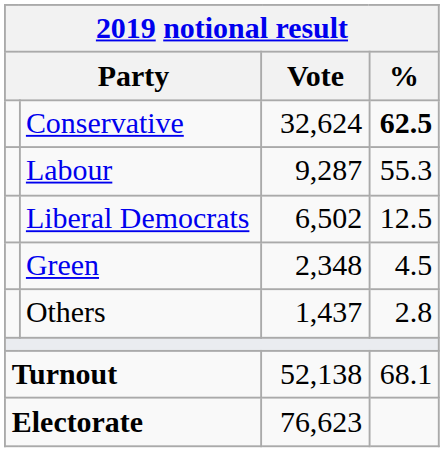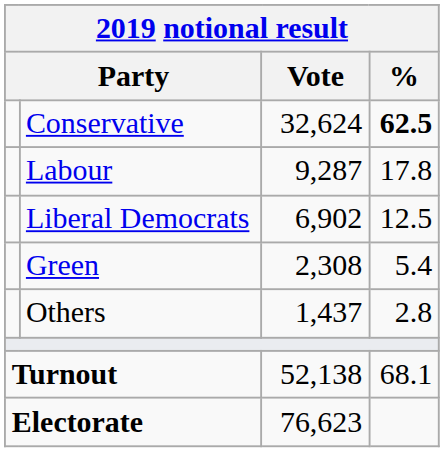(406, 170) 55.3 -> (406, 170) 17.8
(329, 218) 6,502 -> (329, 218) 6,902
(329, 265) 2,348 -> (329, 265) 2,308
(413, 265) 4.5 -> (413, 265) 5.4
